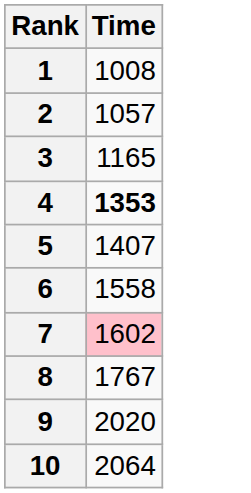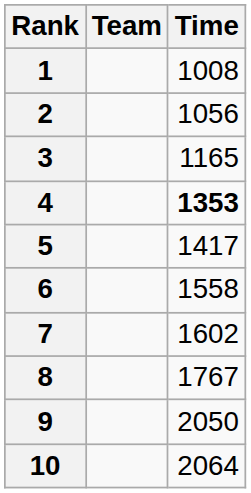+ column: (127, 26)
(125, 114) 1057 -> (208, 114) 1056
(125, 245) 1407 -> (208, 245) 1417
(125, 333) pink background -> (208, 333) no background
(125, 421) 2020 -> (208, 421) 2050
